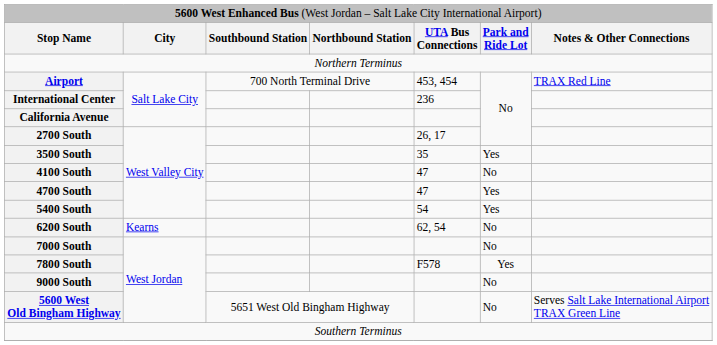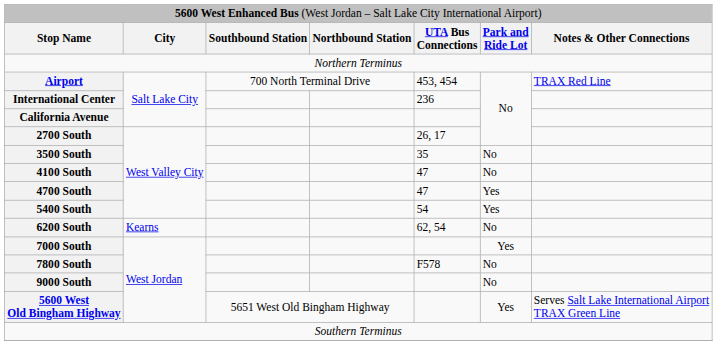(491, 154) Yes -> (490, 154) No
(490, 245) No -> (506, 245) Yes
(506, 264) Yes -> (490, 264) No
(490, 307) No -> (506, 307) Yes
